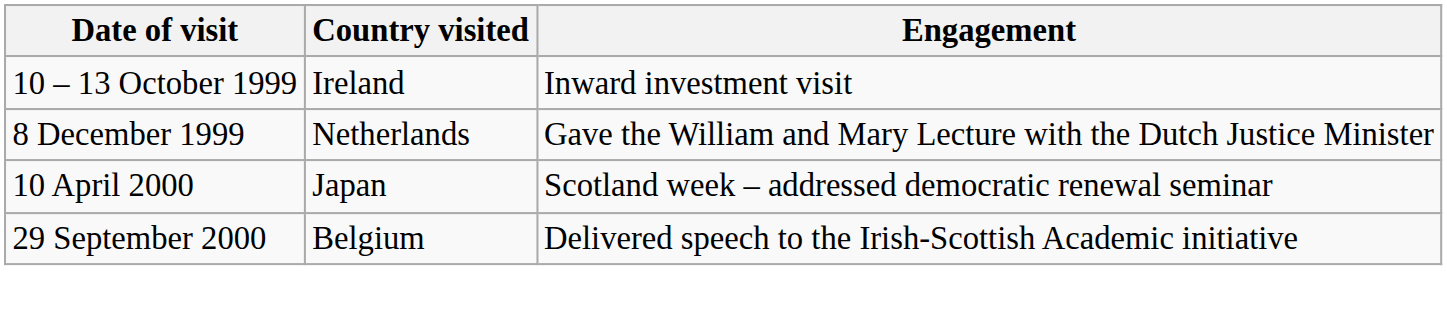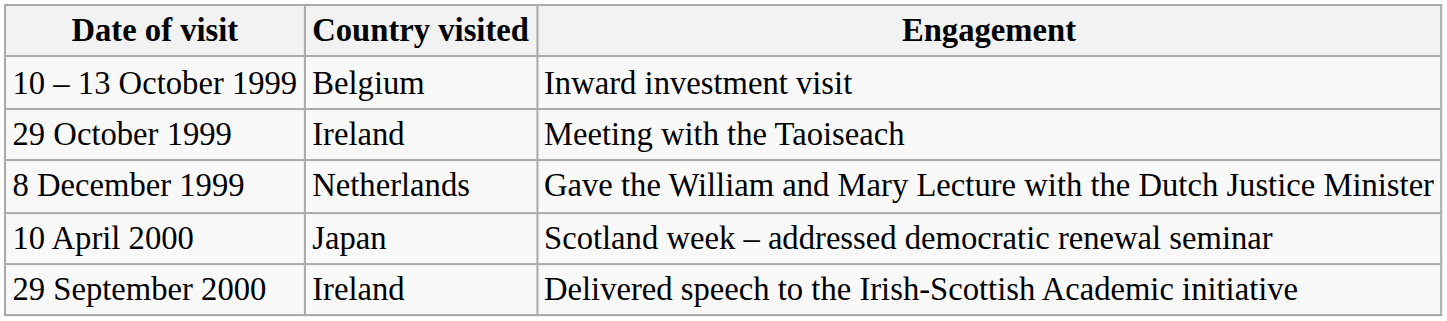(358, 82) Ireland -> (368, 82) Belgium
+ row: (122, 133)
(368, 237) Belgium -> (358, 289) Ireland
